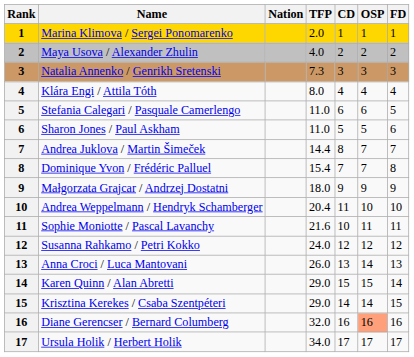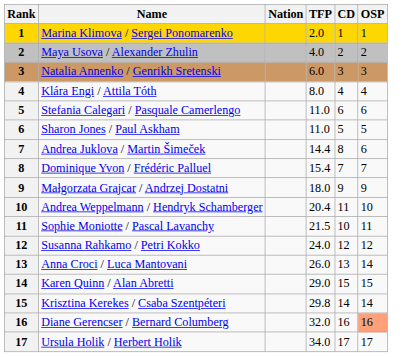- column: (398, 14)
(317, 71) 7.3 -> (317, 71) 6.0
(364, 149) 7 -> (364, 149) 6
(320, 226) 21.6 -> (320, 226) 21.5
(320, 303) 29.0 -> (320, 303) 29.8
